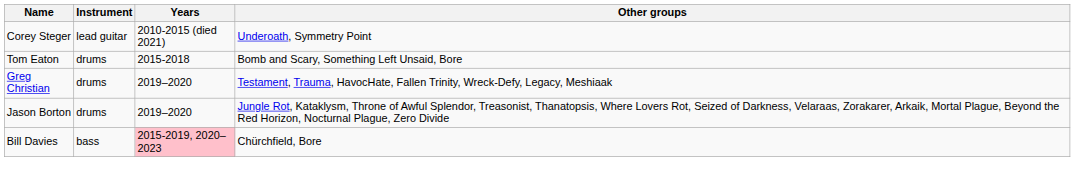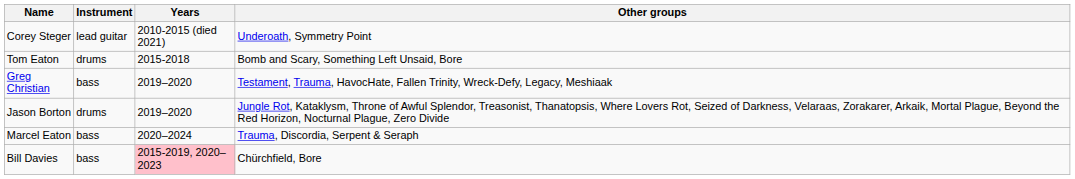(91, 83) drums -> (88, 83) bass
+ row: (39, 136)
